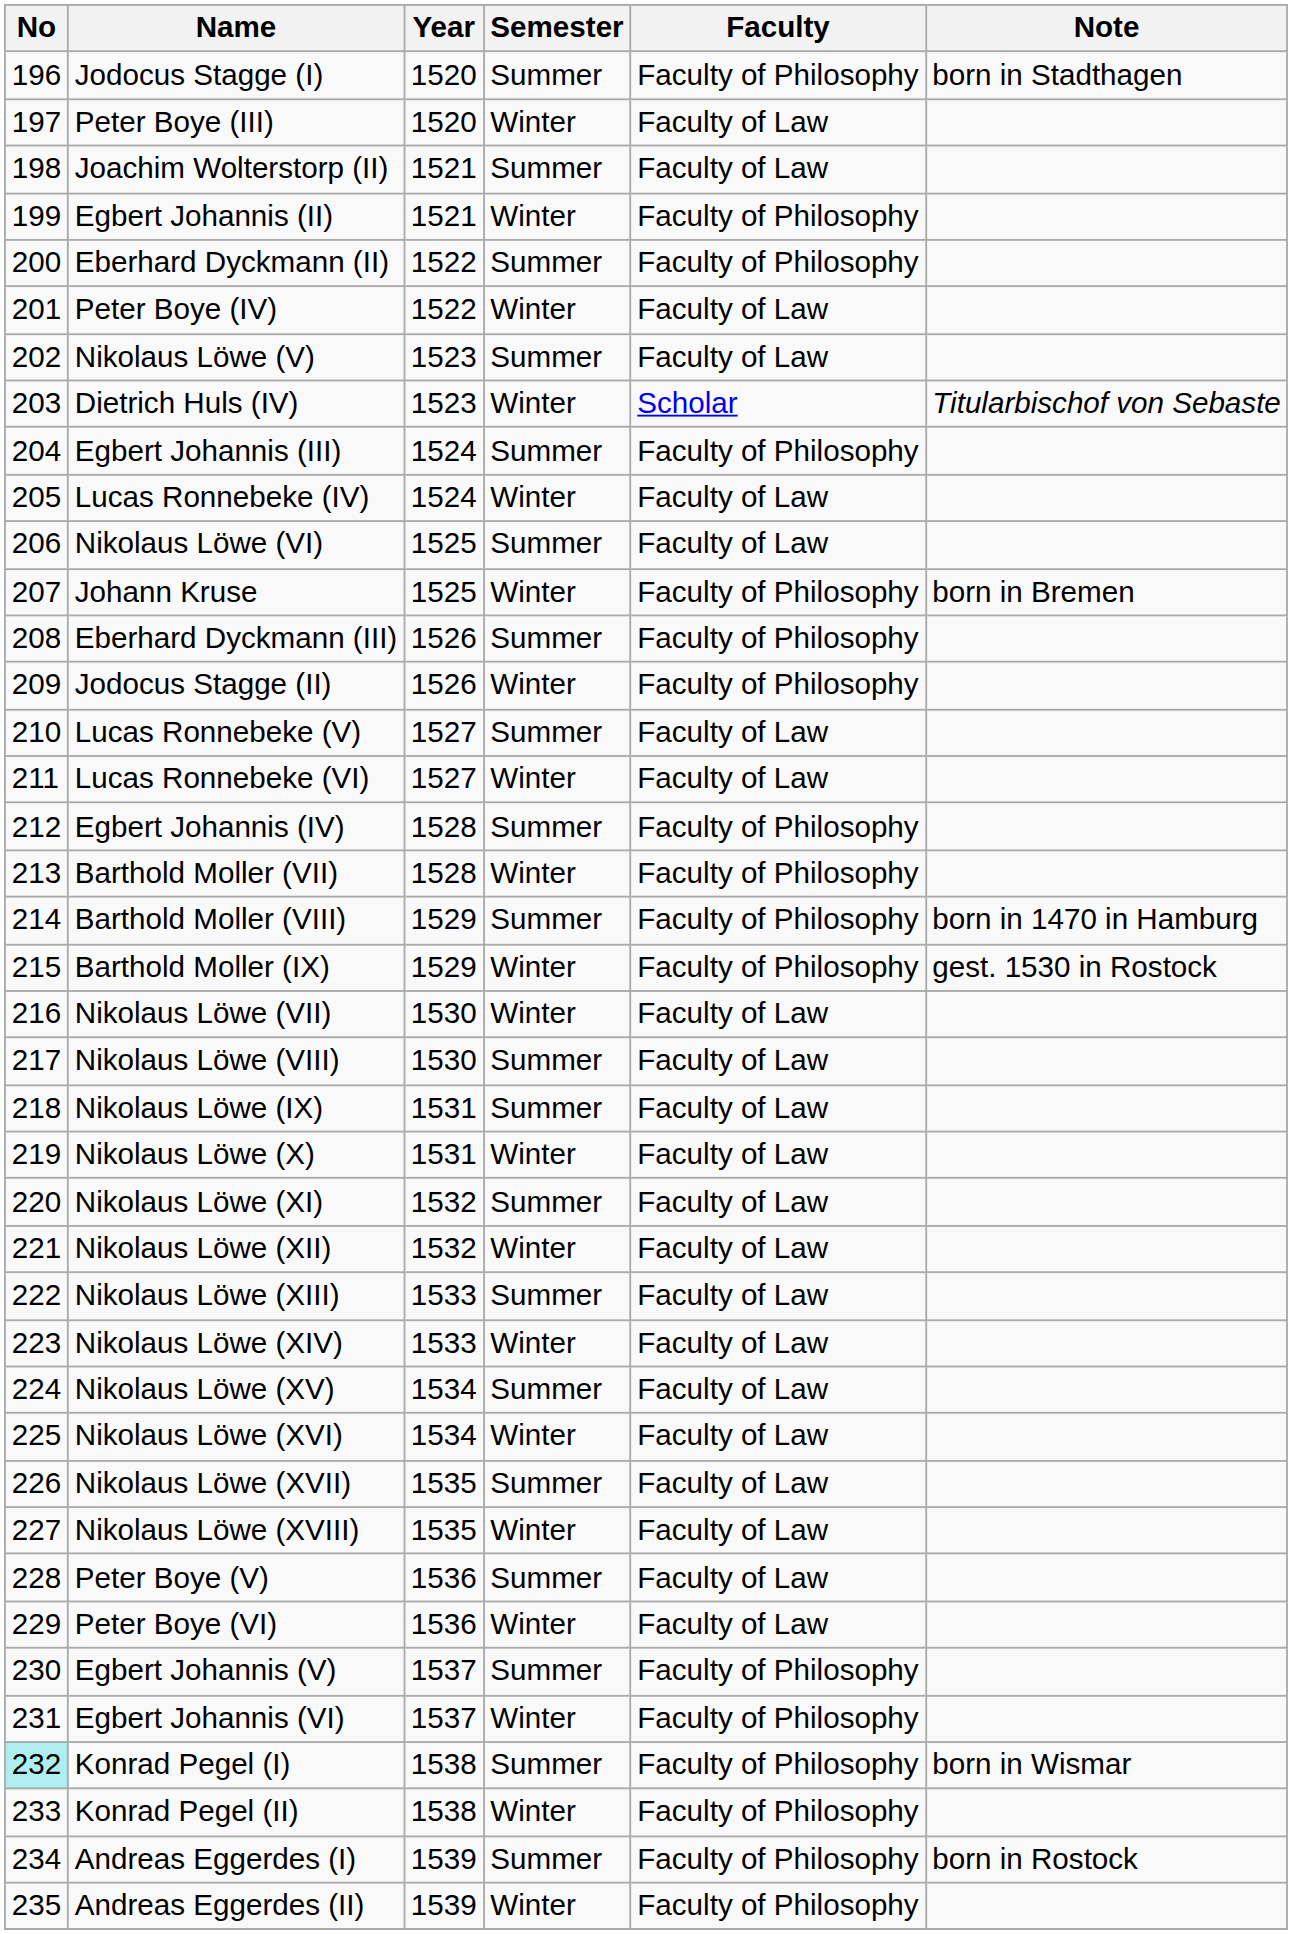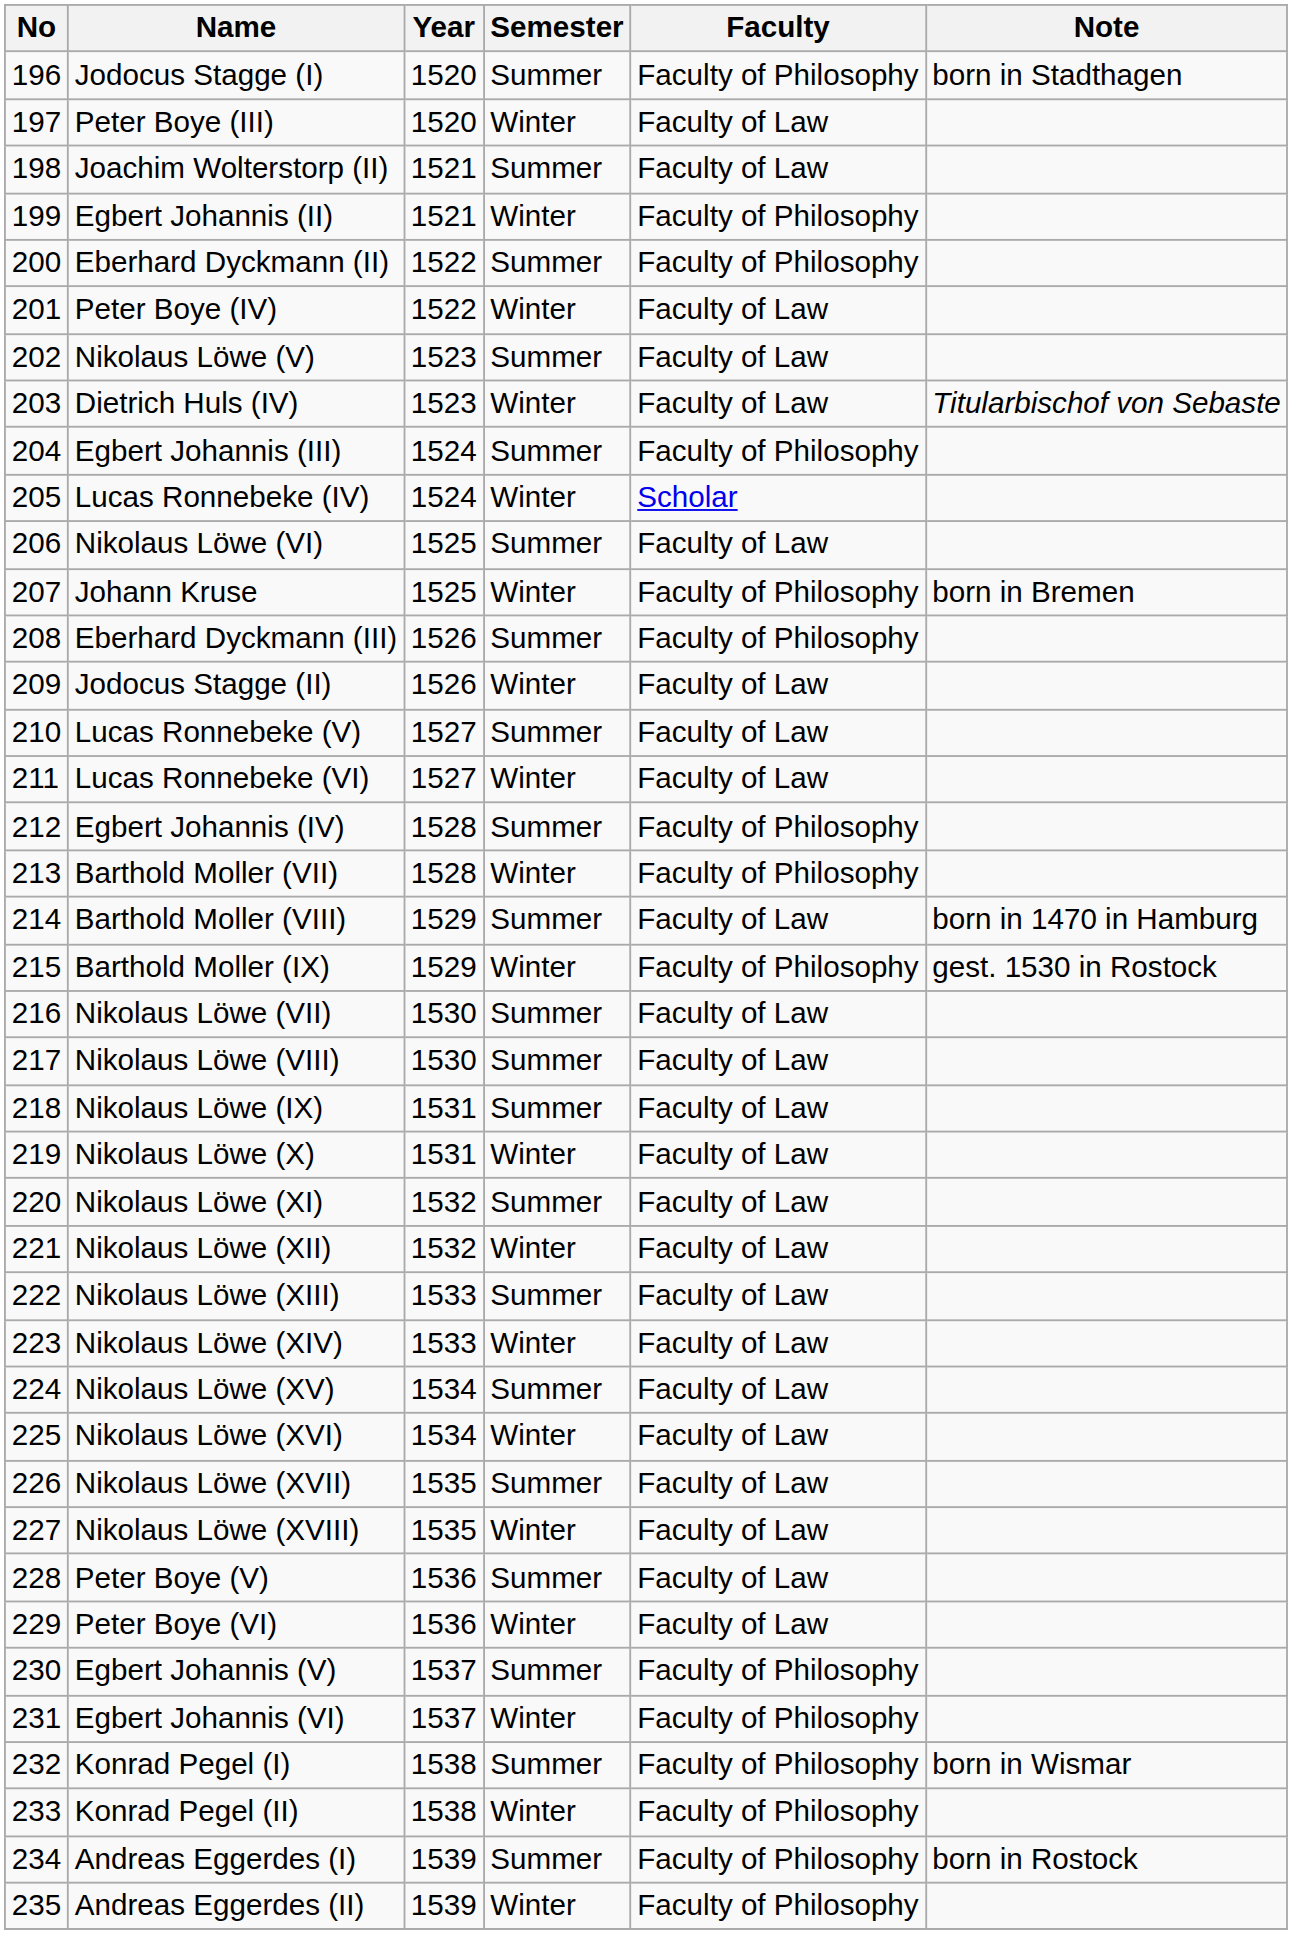(687, 403) Scholar -> (733, 403) Faculty of Law
(733, 497) Faculty of Law -> (687, 497) Scholar
(778, 685) Faculty of Philosophy -> (733, 685) Faculty of Law
(778, 919) Faculty of Philosophy -> (733, 919) Faculty of Law
(533, 1013) Winter -> (546, 1013) Summer
(36, 1764) paleturquoise background -> (36, 1764) no background
